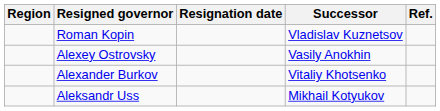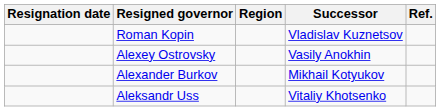columns swapped: (29, 14) <-> (231, 14)
(337, 75) Vitaliy Khotsenko -> (336, 75) Mikhail Kotyukov
(336, 95) Mikhail Kotyukov -> (337, 95) Vitaliy Khotsenko
